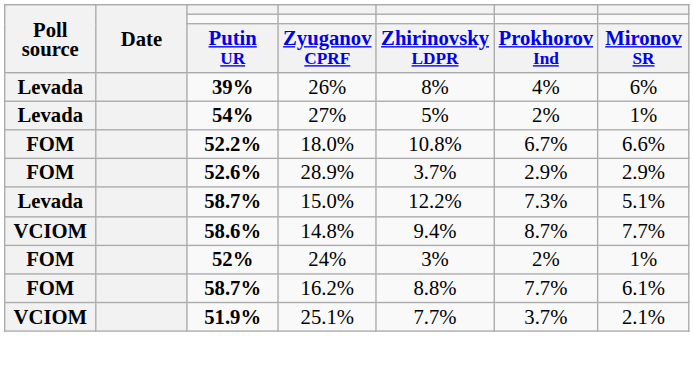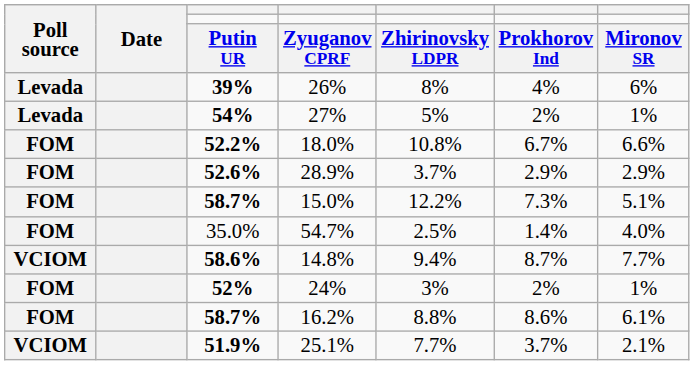(50, 201) Levada -> (50, 201) FOM
+ row: (327, 230)
(546, 287) 7.7% -> (546, 316) 8.6%
